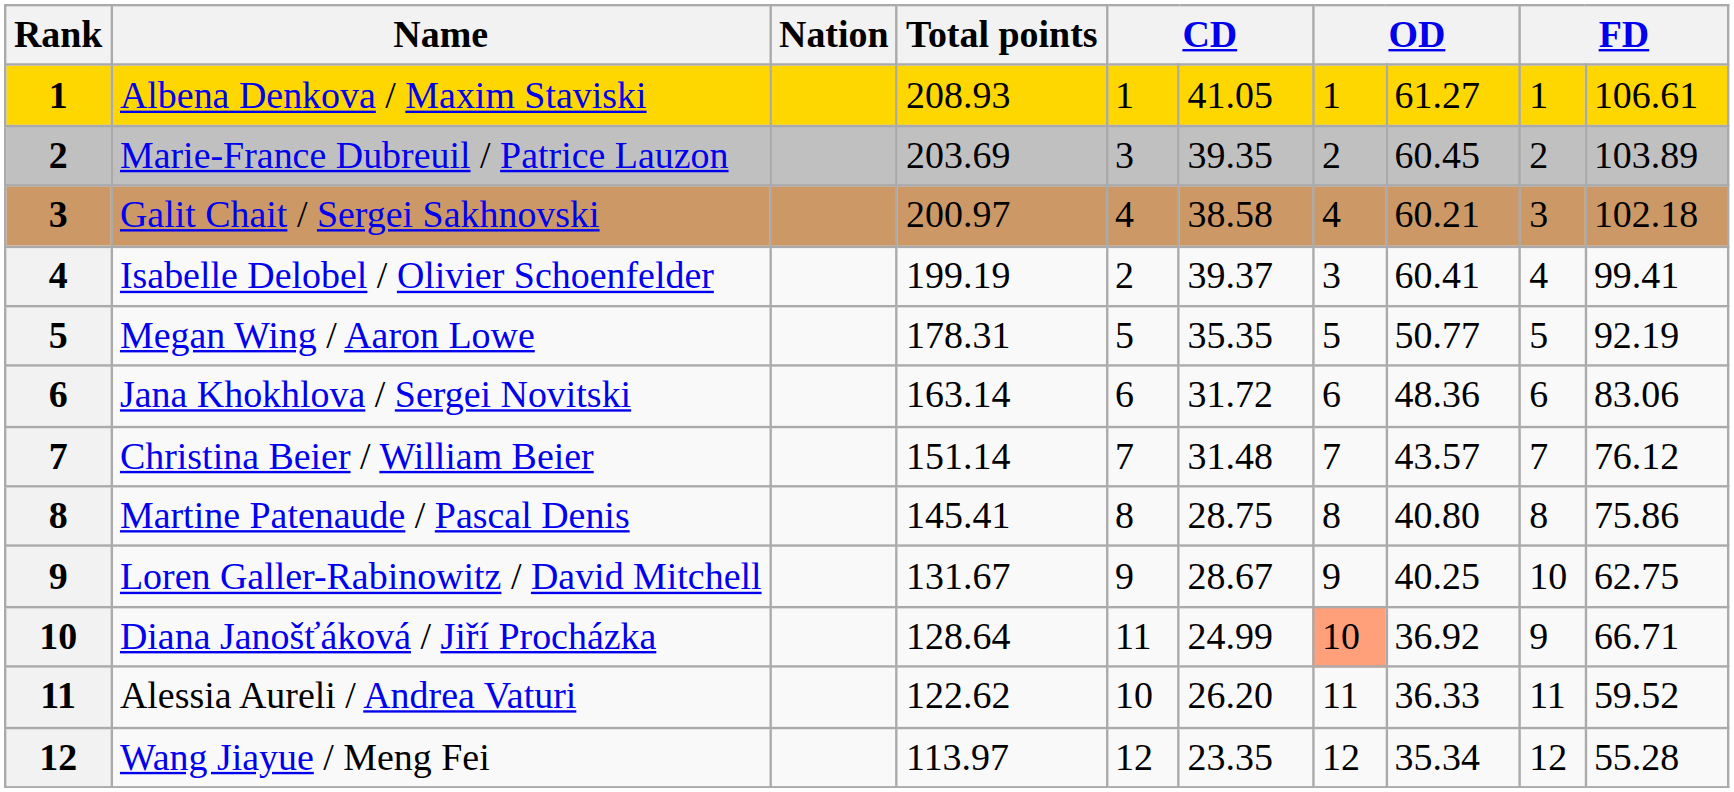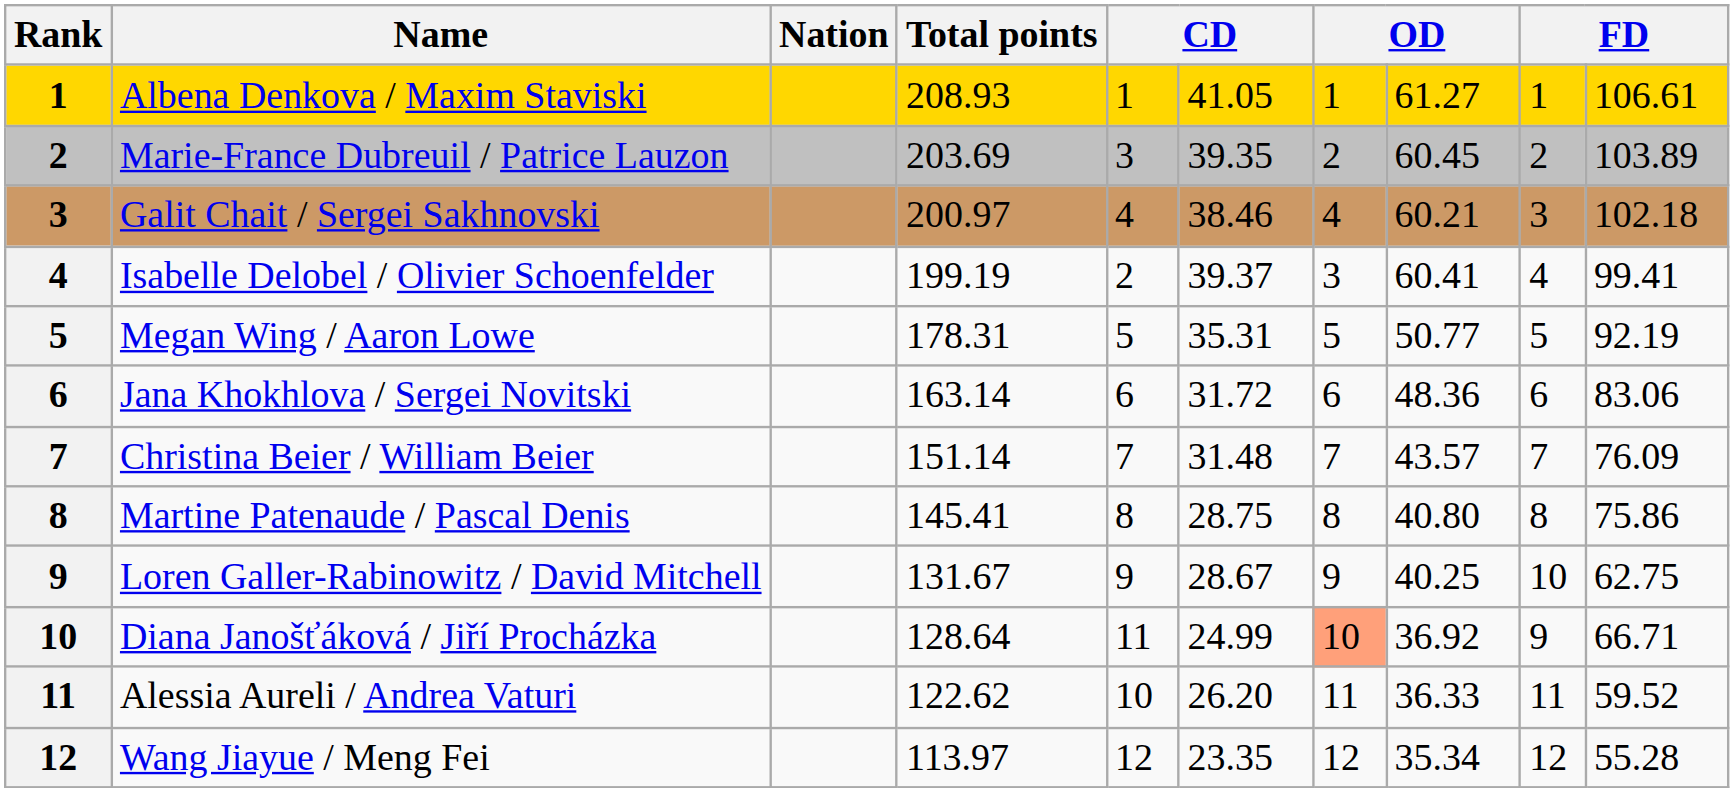(1230, 214) 38.58 -> (1230, 214) 38.46
(1230, 335) 35.35 -> (1230, 335) 35.31
(1637, 455) 76.12 -> (1637, 455) 76.09
